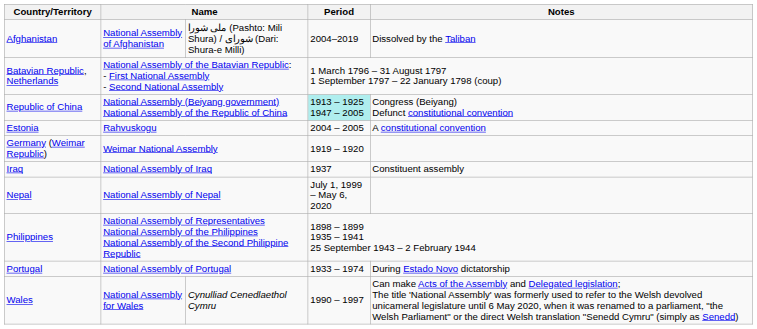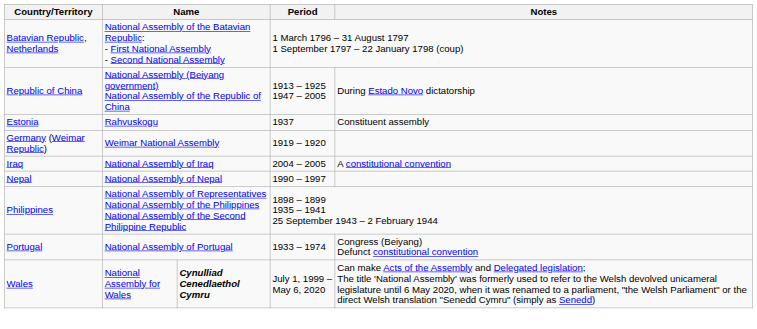- row: (32, 38)
(337, 107) paleturquoise background -> (299, 91) no background
(443, 107) Congress (Beiyang) Defunct constitutional convention -> (406, 91) During Estado Novo dictatorship
(337, 128) 2004 – 2005 -> (283, 122) 1937
(429, 128) A constitutional convention -> (383, 122) Constituent assembly
(321, 169) 1937 -> (299, 163) 2004 – 2005
(418, 169) Constituent assembly -> (394, 163) A constitutional convention
(336, 195) July 1, 1999 – May 6, 2020 -> (299, 179) 1990 – 1997
(441, 269) During Estado Novo dictatorship -> (408, 247) Congress (Beiyang) Defunct constitutional convention
(237, 300) normal -> (210, 284) bold
(337, 300) 1990 – 1997 -> (302, 284) July 1, 1999 – May 6, 2020
